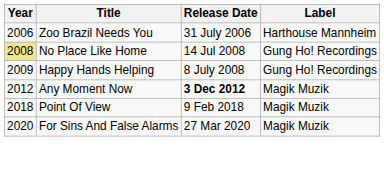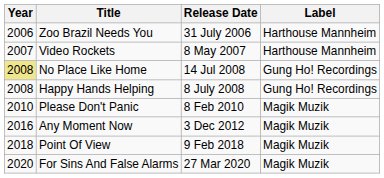+ row: (77, 51)
(20, 70) 2009 -> (20, 88) 2008
+ row: (89, 107)
(20, 88) 2012 -> (20, 126) 2016
(214, 88) bold -> (214, 126) normal
